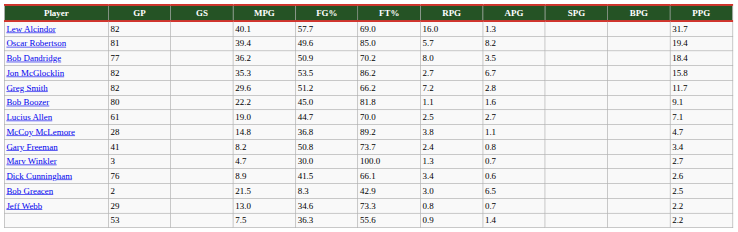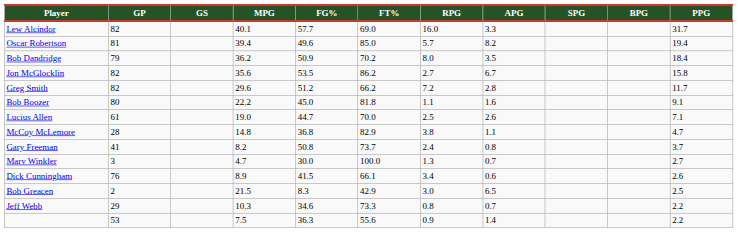(491, 29) 1.3 -> (491, 29) 3.3
(115, 58) 77 -> (115, 58) 79
(243, 73) 35.3 -> (243, 73) 35.6
(491, 117) 2.7 -> (491, 117) 2.6
(368, 132) 89.2 -> (368, 132) 82.9
(678, 147) 3.4 -> (678, 147) 3.7
(243, 206) 13.0 -> (243, 206) 10.3
